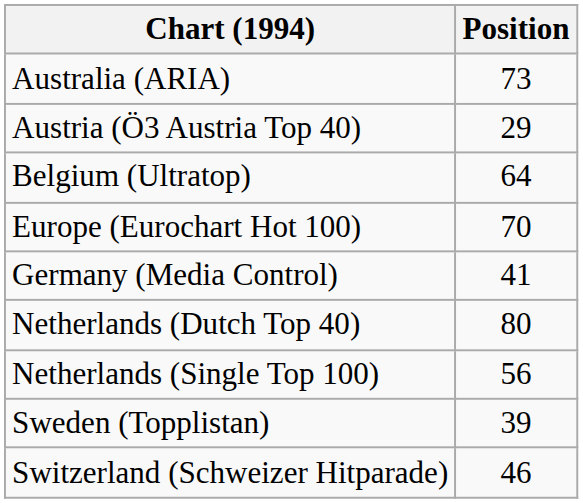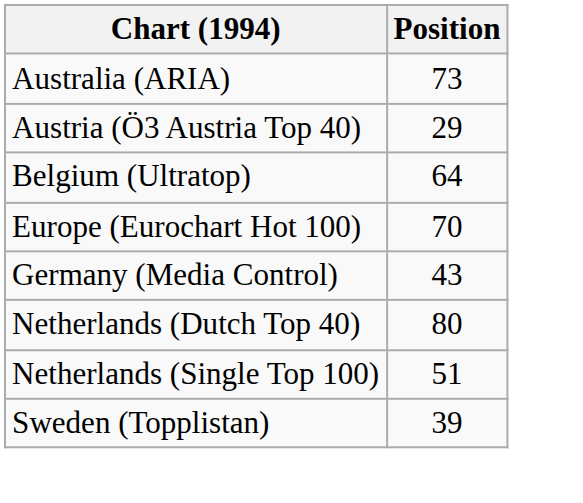(516, 275) 41 -> (447, 275) 43
(516, 373) 56 -> (447, 373) 51
- row: (230, 472)
